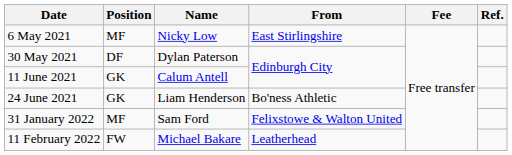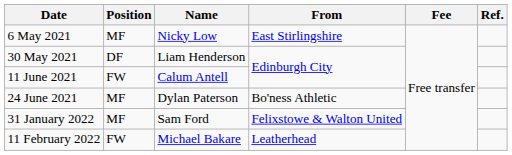(198, 56) Dylan Paterson -> (201, 56) Liam Henderson
(116, 77) GK -> (116, 77) FW
(116, 98) GK -> (116, 98) MF
(201, 98) Liam Henderson -> (198, 98) Dylan Paterson
